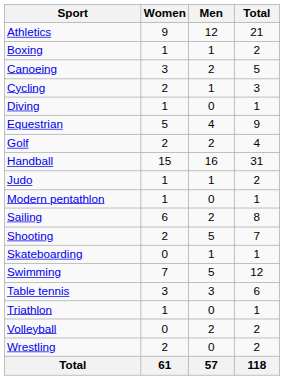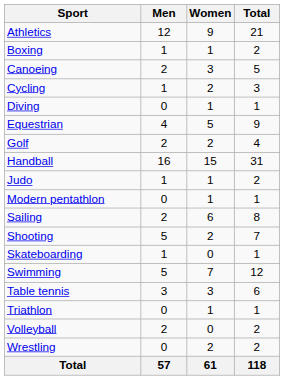columns swapped: (211, 13) <-> (165, 13)
